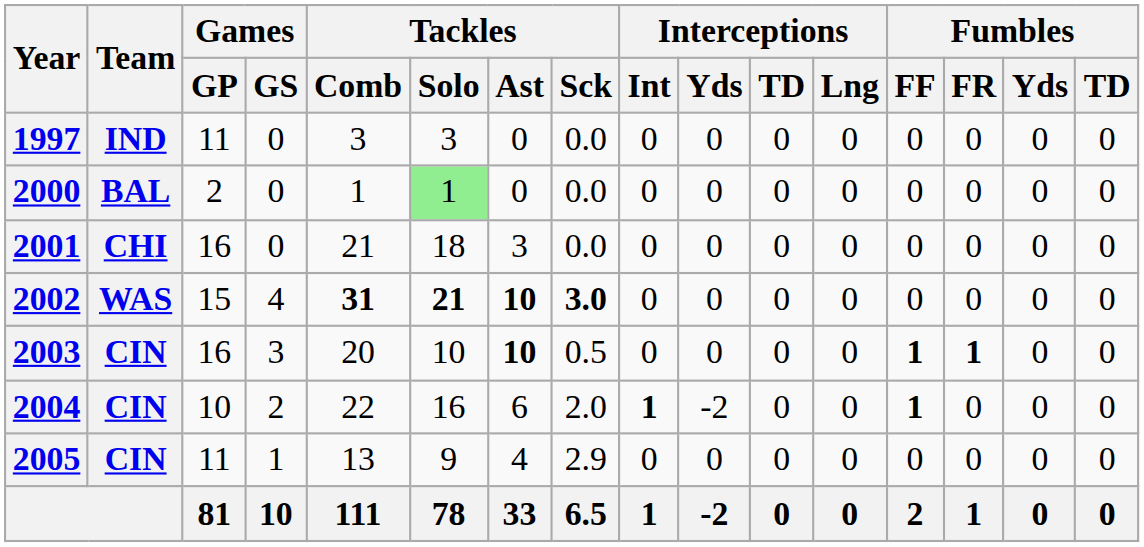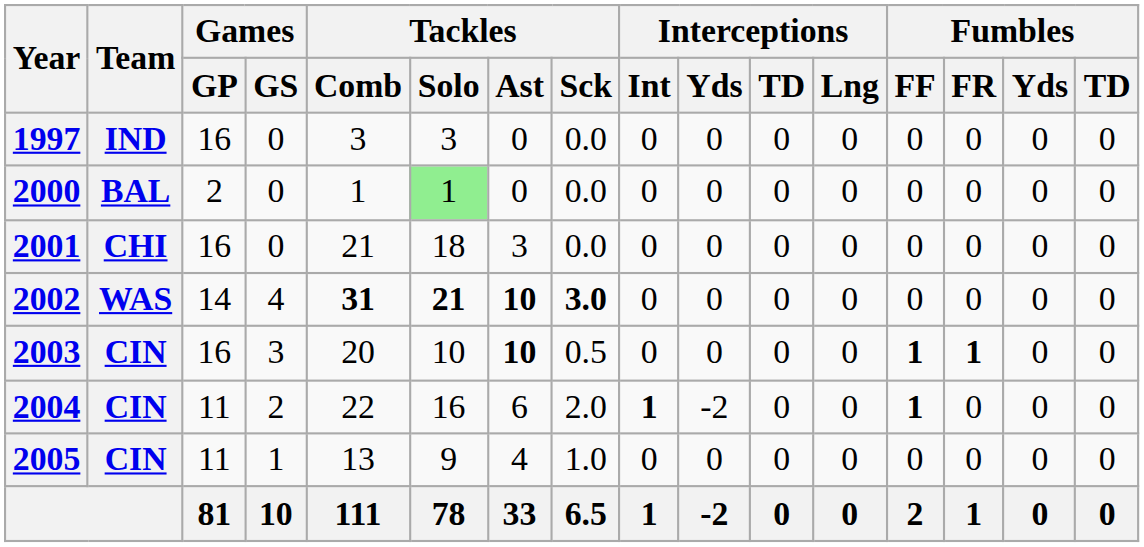(214, 138) 11 -> (214, 138) 16
(214, 298) 15 -> (214, 298) 14
(214, 406) 10 -> (214, 406) 11
(586, 459) 2.9 -> (586, 459) 1.0
